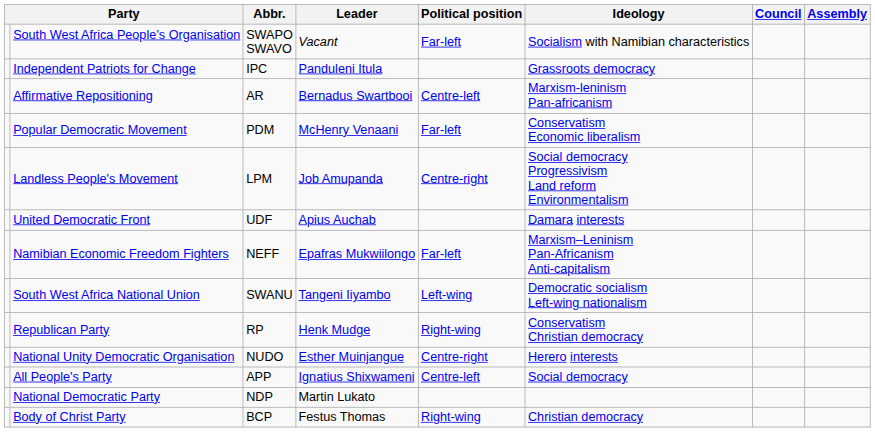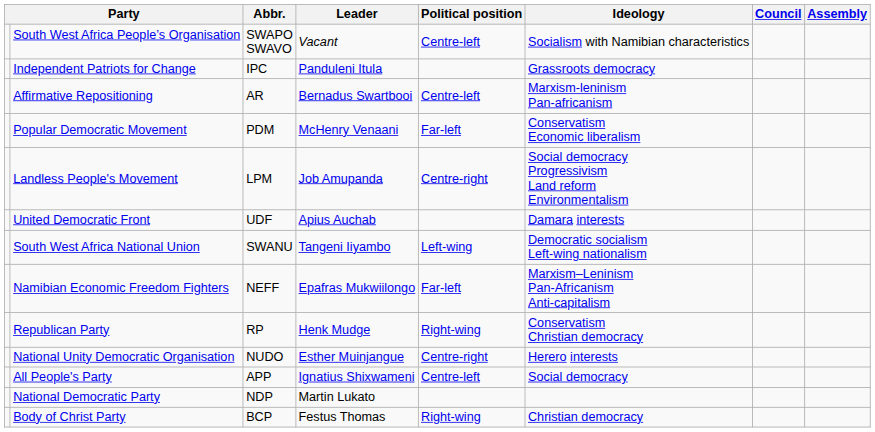(441, 41) Far-left -> (451, 41) Centre-left
rows swapped: (121, 254) <-> (106, 295)
